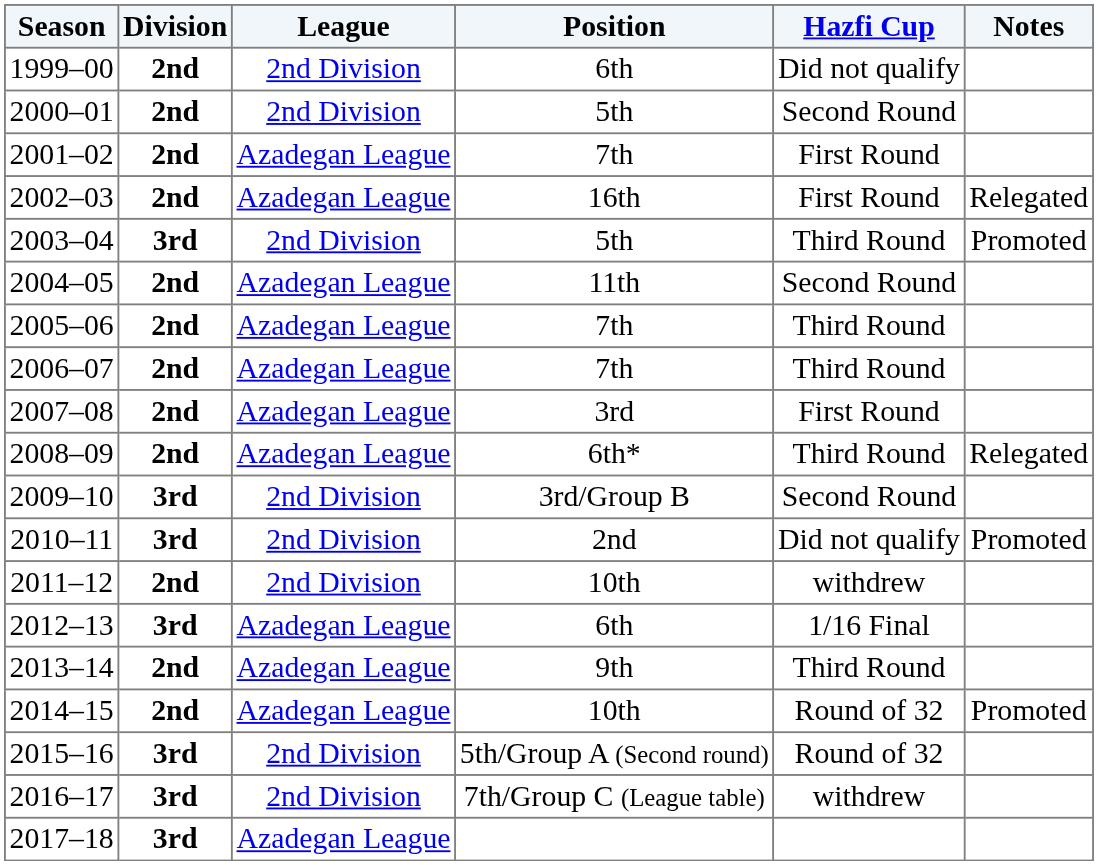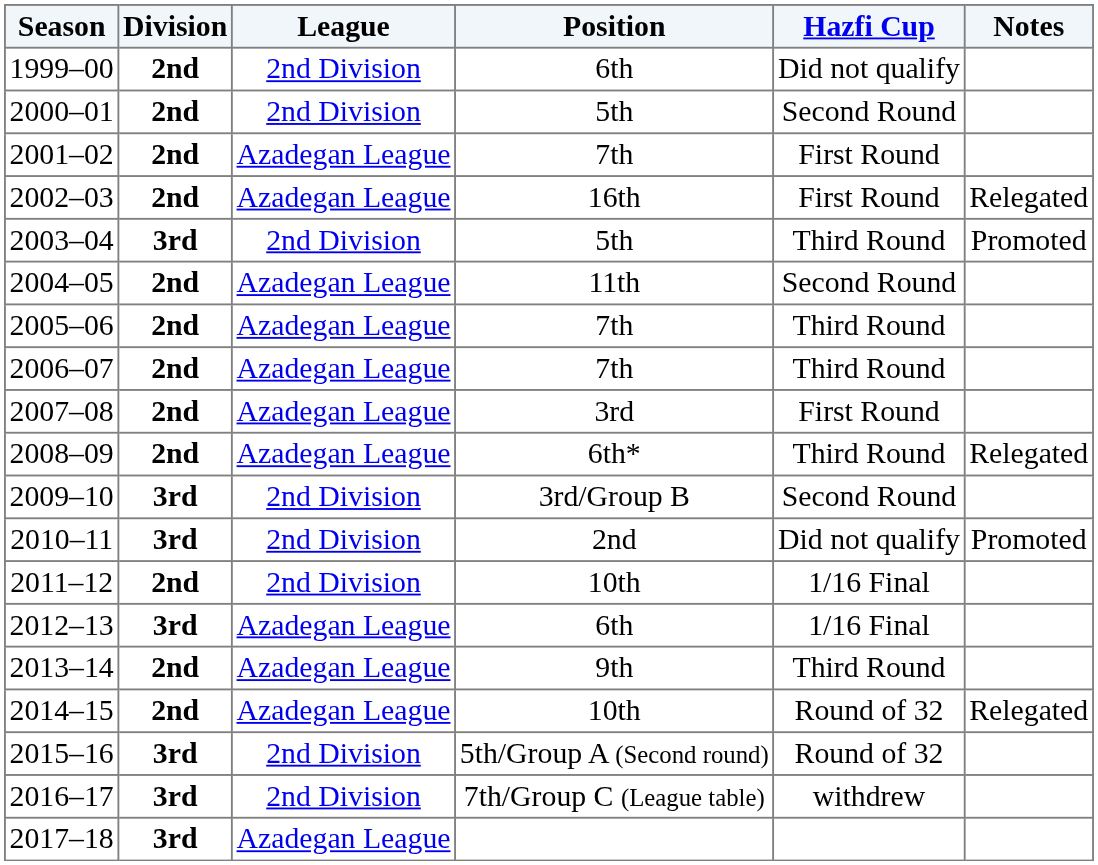(869, 582) withdrew -> (869, 582) 1/16 Final
(1029, 710) Promoted -> (1029, 710) Relegated
